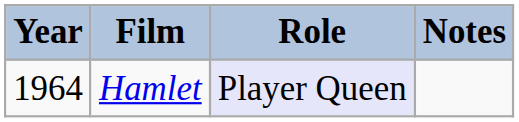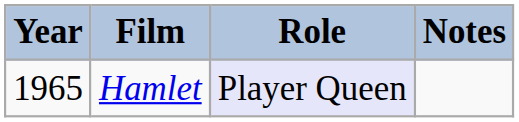(48, 87) 1964 -> (48, 87) 1965
